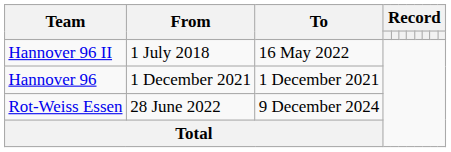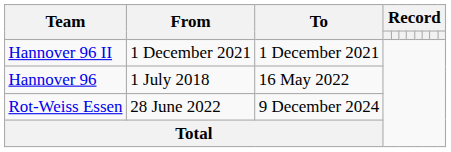(170, 52) 1 July 2018 -> (191, 52) 1 December 2021
(304, 52) 16 May 2022 -> (319, 52) 1 December 2021
(191, 79) 1 December 2021 -> (170, 79) 1 July 2018
(319, 79) 1 December 2021 -> (304, 79) 16 May 2022
